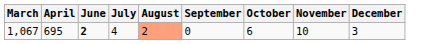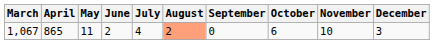+ column: (90, 13)
(53, 31) 695 -> (53, 31) 865
(84, 31) bold -> (108, 31) normal
